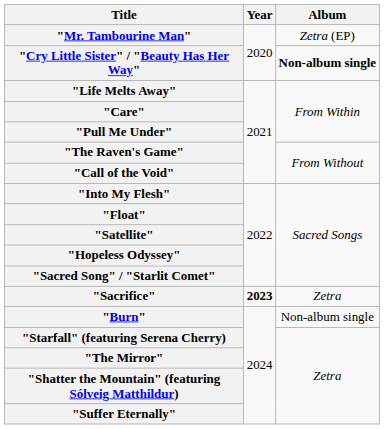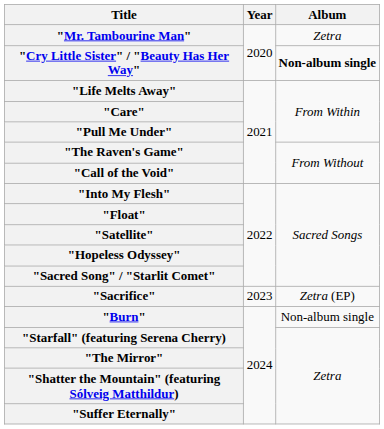(327, 35) Zetra (EP) -> (327, 35) Zetra
(260, 296) bold -> (260, 296) normal
(327, 296) Zetra -> (327, 296) Zetra (EP)
